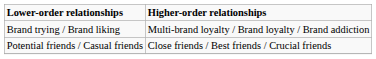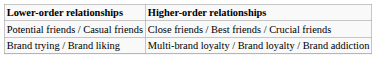rows swapped: (75, 45) <-> (63, 29)
